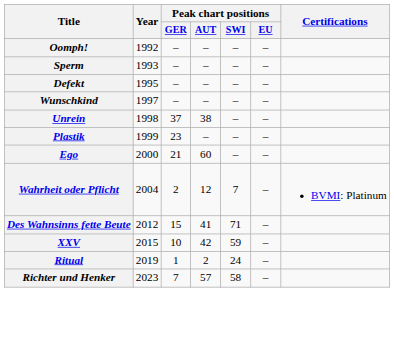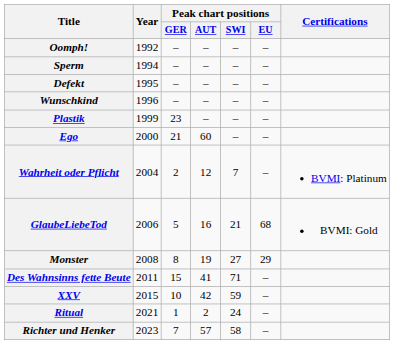(147, 65) 1993 -> (147, 65) 1994
(147, 101) 1997 -> (147, 101) 1996
- row: (69, 118)
+ row: (69, 224)
+ row: (69, 259)
(147, 224) 2012 -> (147, 277) 2011
(147, 260) 2019 -> (147, 313) 2021
